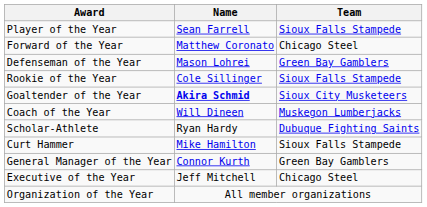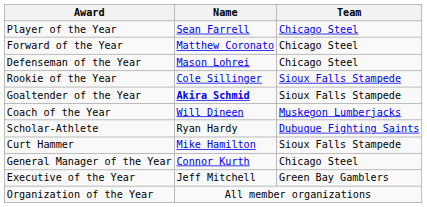(340, 29) Sioux Falls Stampede -> (319, 29) Chicago Steel
(334, 62) Green Bay Gamblers -> (319, 62) Chicago Steel
(343, 95) Sioux City Musketeers -> (340, 95) Sioux Falls Stampede
(334, 161) Green Bay Gamblers -> (319, 161) Chicago Steel
(319, 178) Chicago Steel -> (334, 178) Green Bay Gamblers
